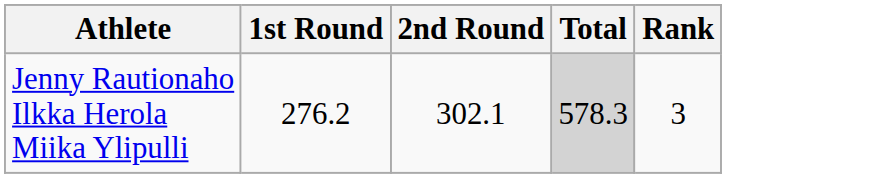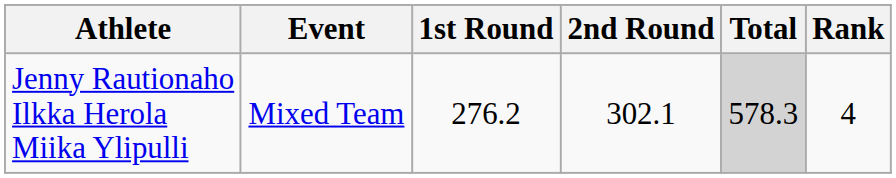+ column: (326, 28)
(678, 112) 3 -> (848, 112) 4
